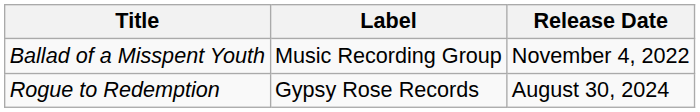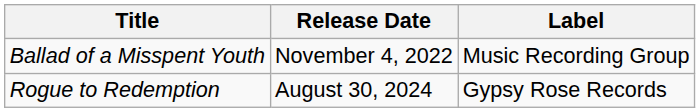columns swapped: (601, 21) <-> (388, 21)
